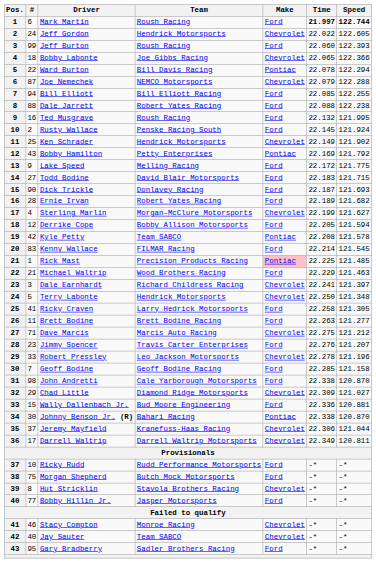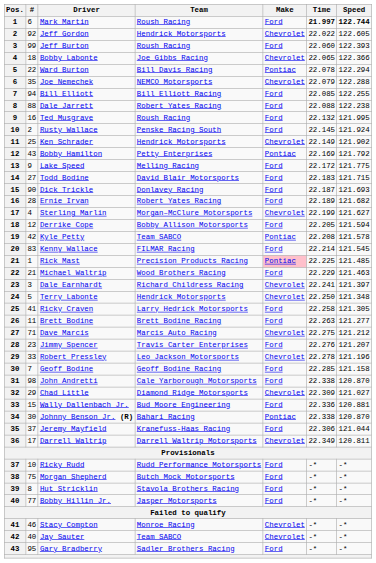(32, 35) 24 -> (32, 35) 92
(32, 82) 87 -> (32, 82) 35
(285, 429) Chevrolet -> (274, 429) Ford
(285, 489) Chevrolet -> (274, 489) Ford
